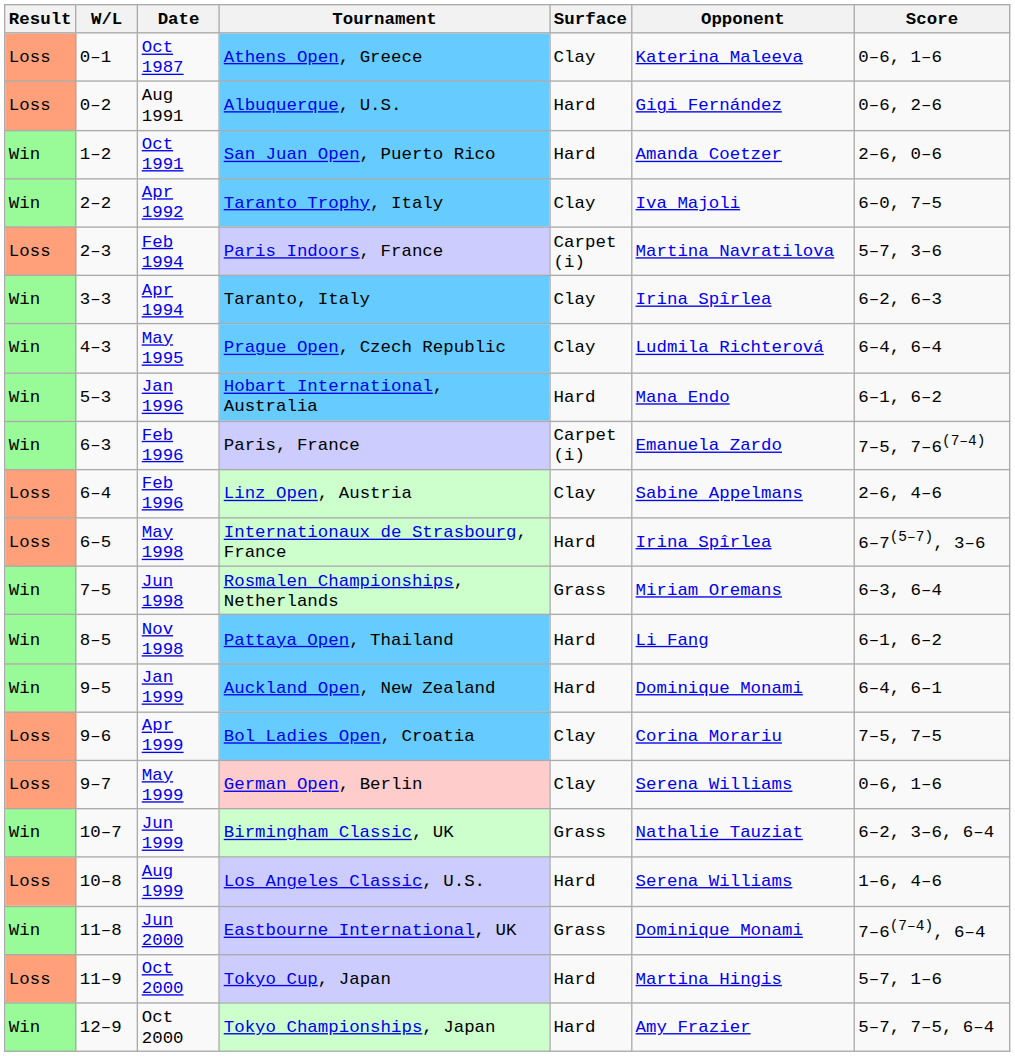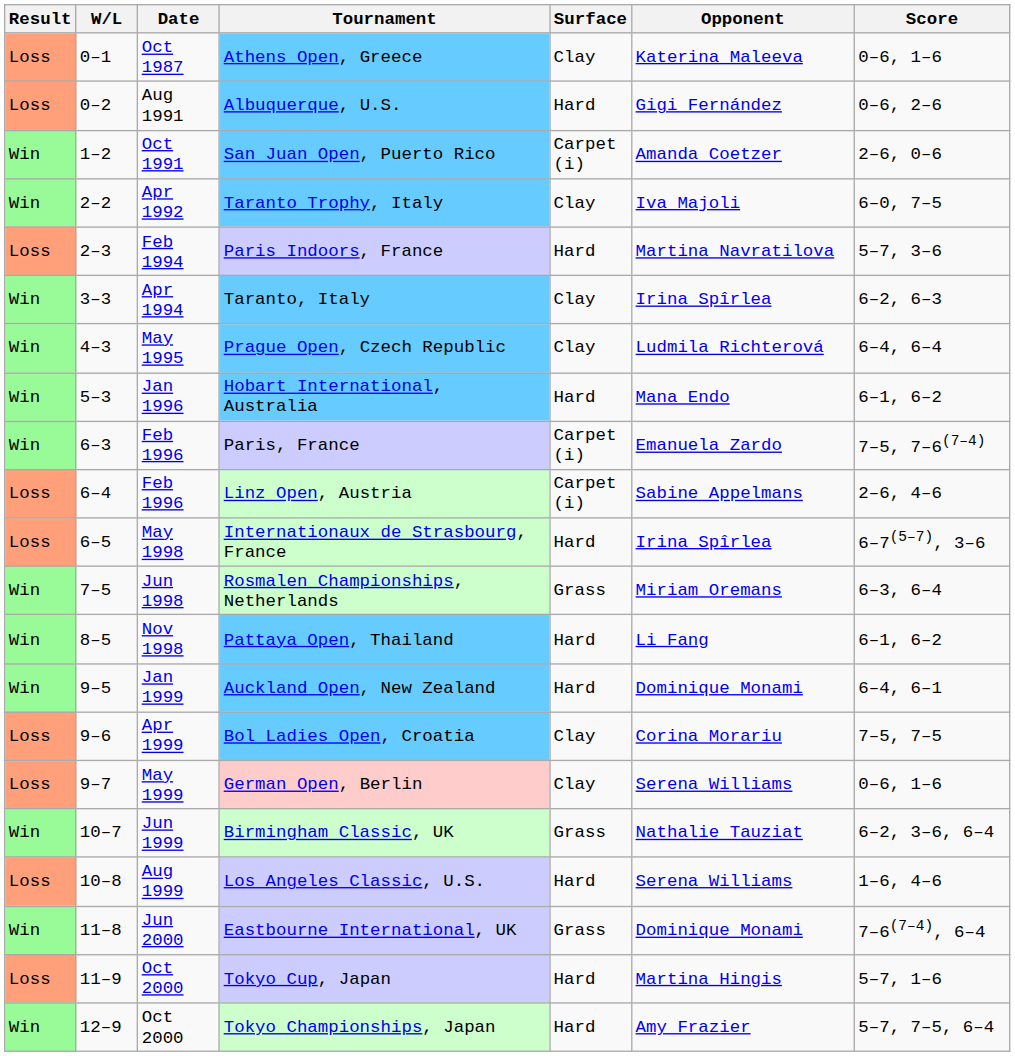(575, 154) Hard -> (585, 154) Carpet (i)
(585, 251) Carpet (i) -> (575, 251) Hard
(575, 494) Clay -> (585, 494) Carpet (i)
